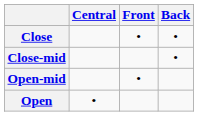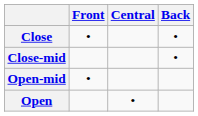columns swapped: (139, 15) <-> (94, 15)
